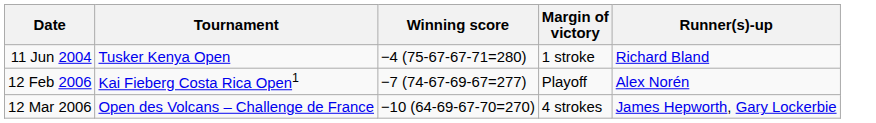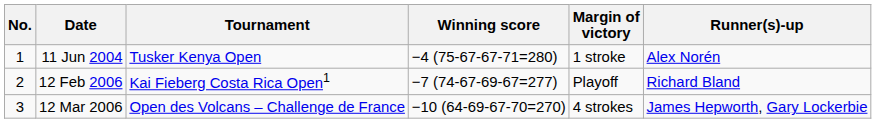+ column: (20, 25)
(662, 57) Richard Bland -> (683, 57) Alex Norén
(652, 82) Alex Norén -> (693, 82) Richard Bland
